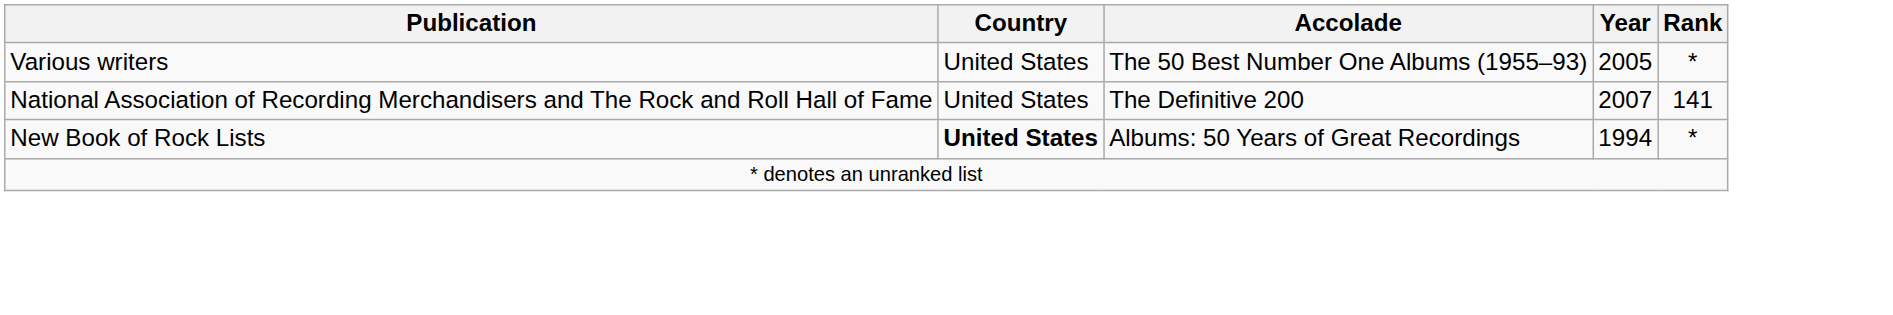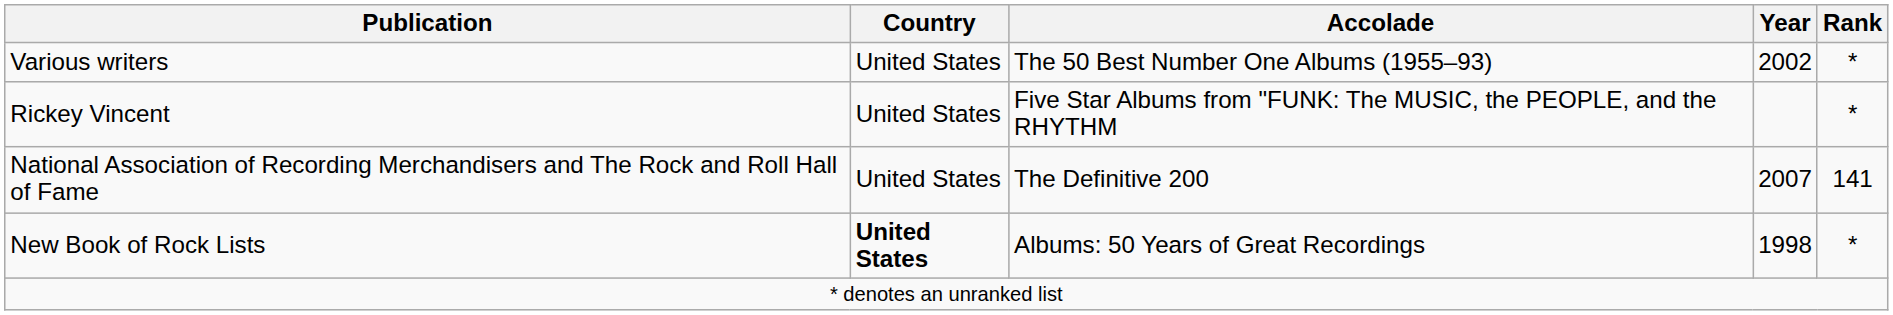(1625, 61) 2005 -> (1785, 61) 2002
+ row: (90, 113)
(1625, 138) 1994 -> (1785, 244) 1998
